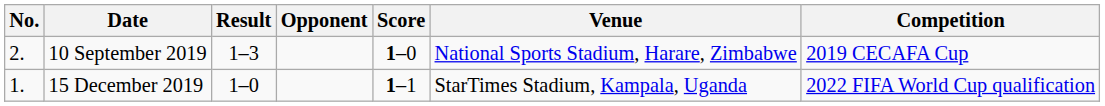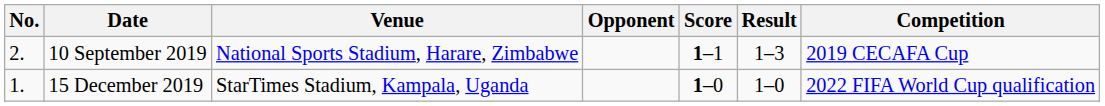columns swapped: (616, 20) <-> (244, 20)
(401, 52) 1–0 -> (708, 52) 1–1
(401, 85) 1–1 -> (708, 85) 1–0
